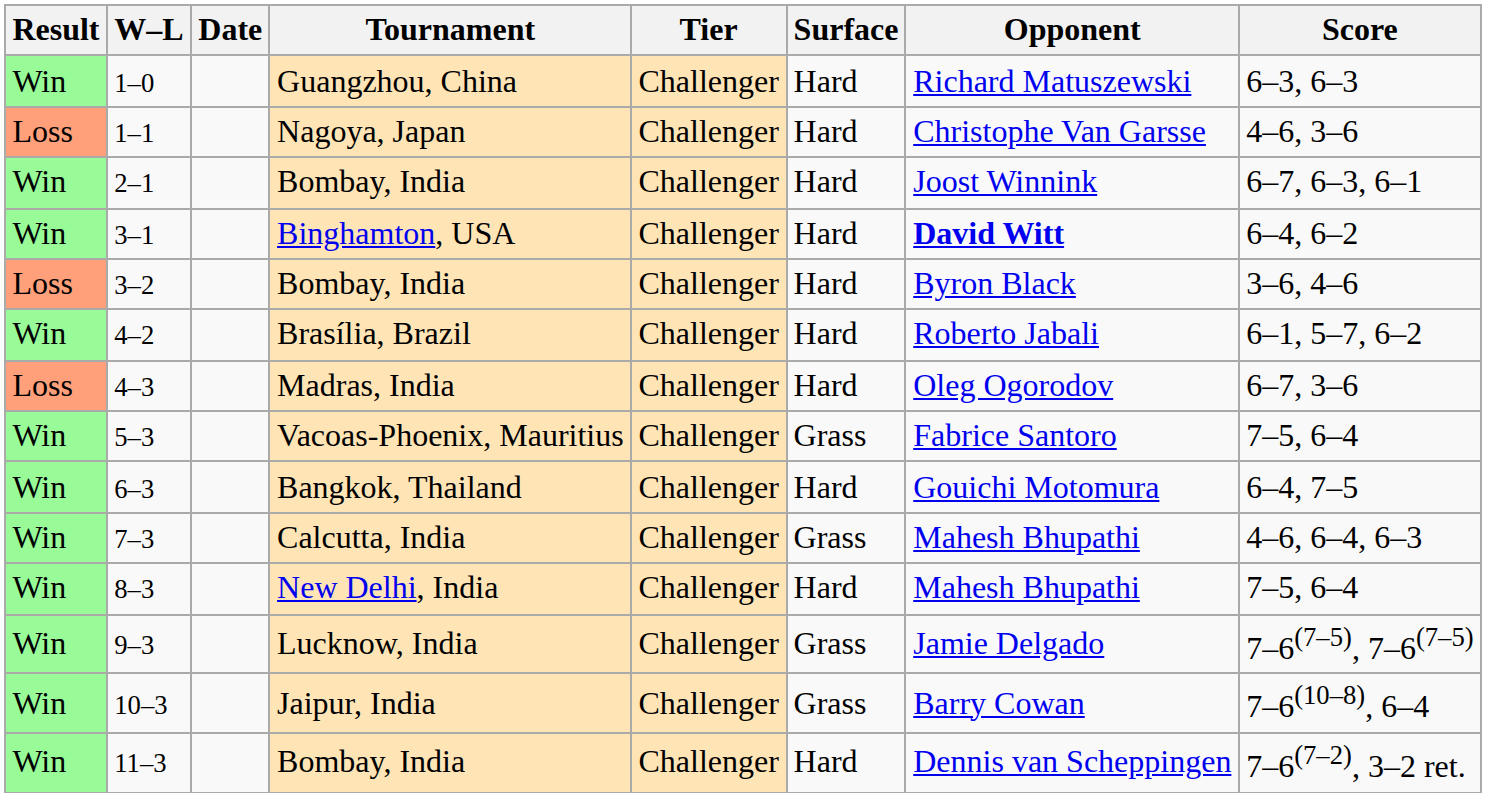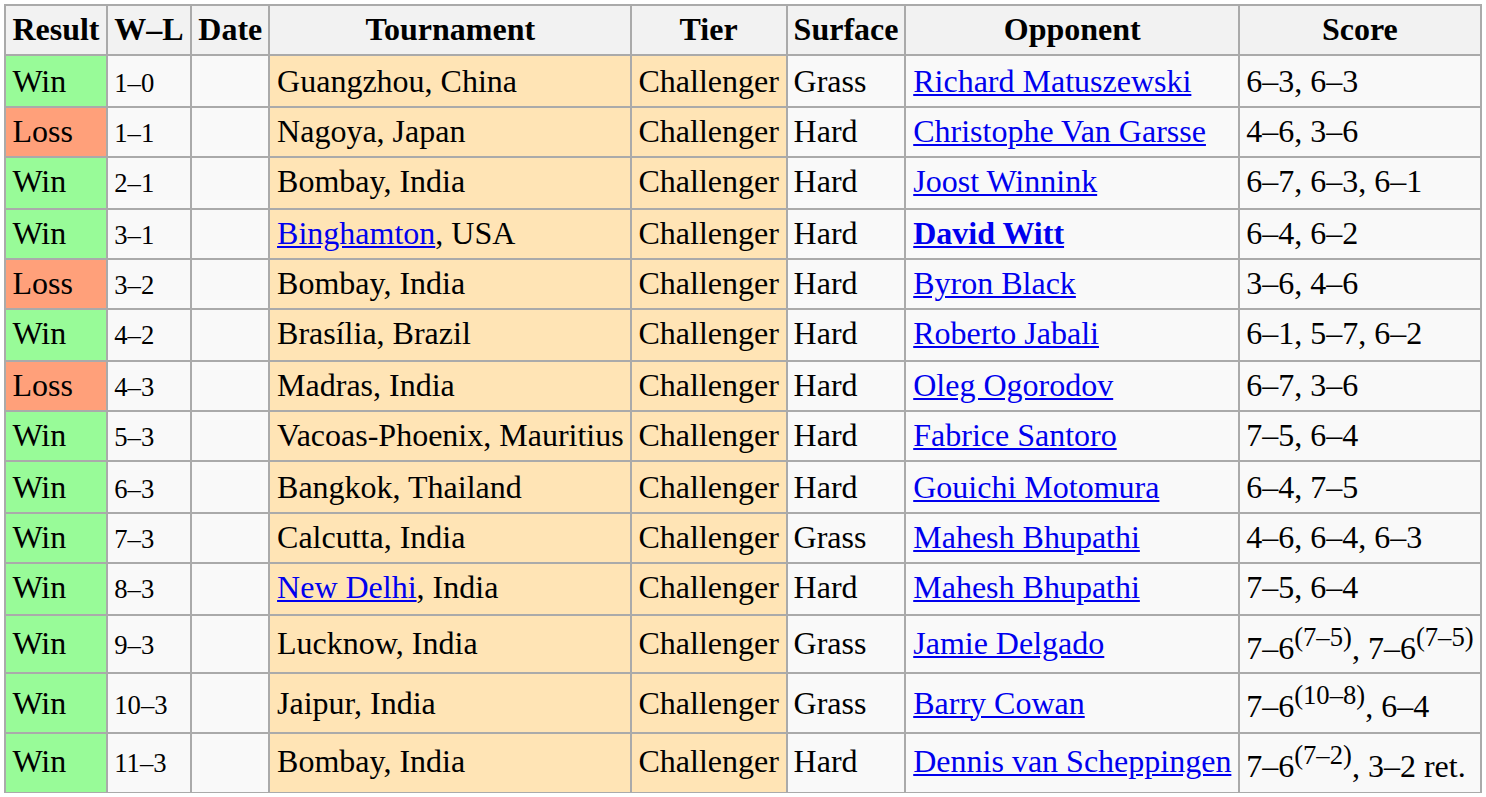(826, 80) Hard -> (830, 80) Grass
(830, 435) Grass -> (826, 435) Hard
